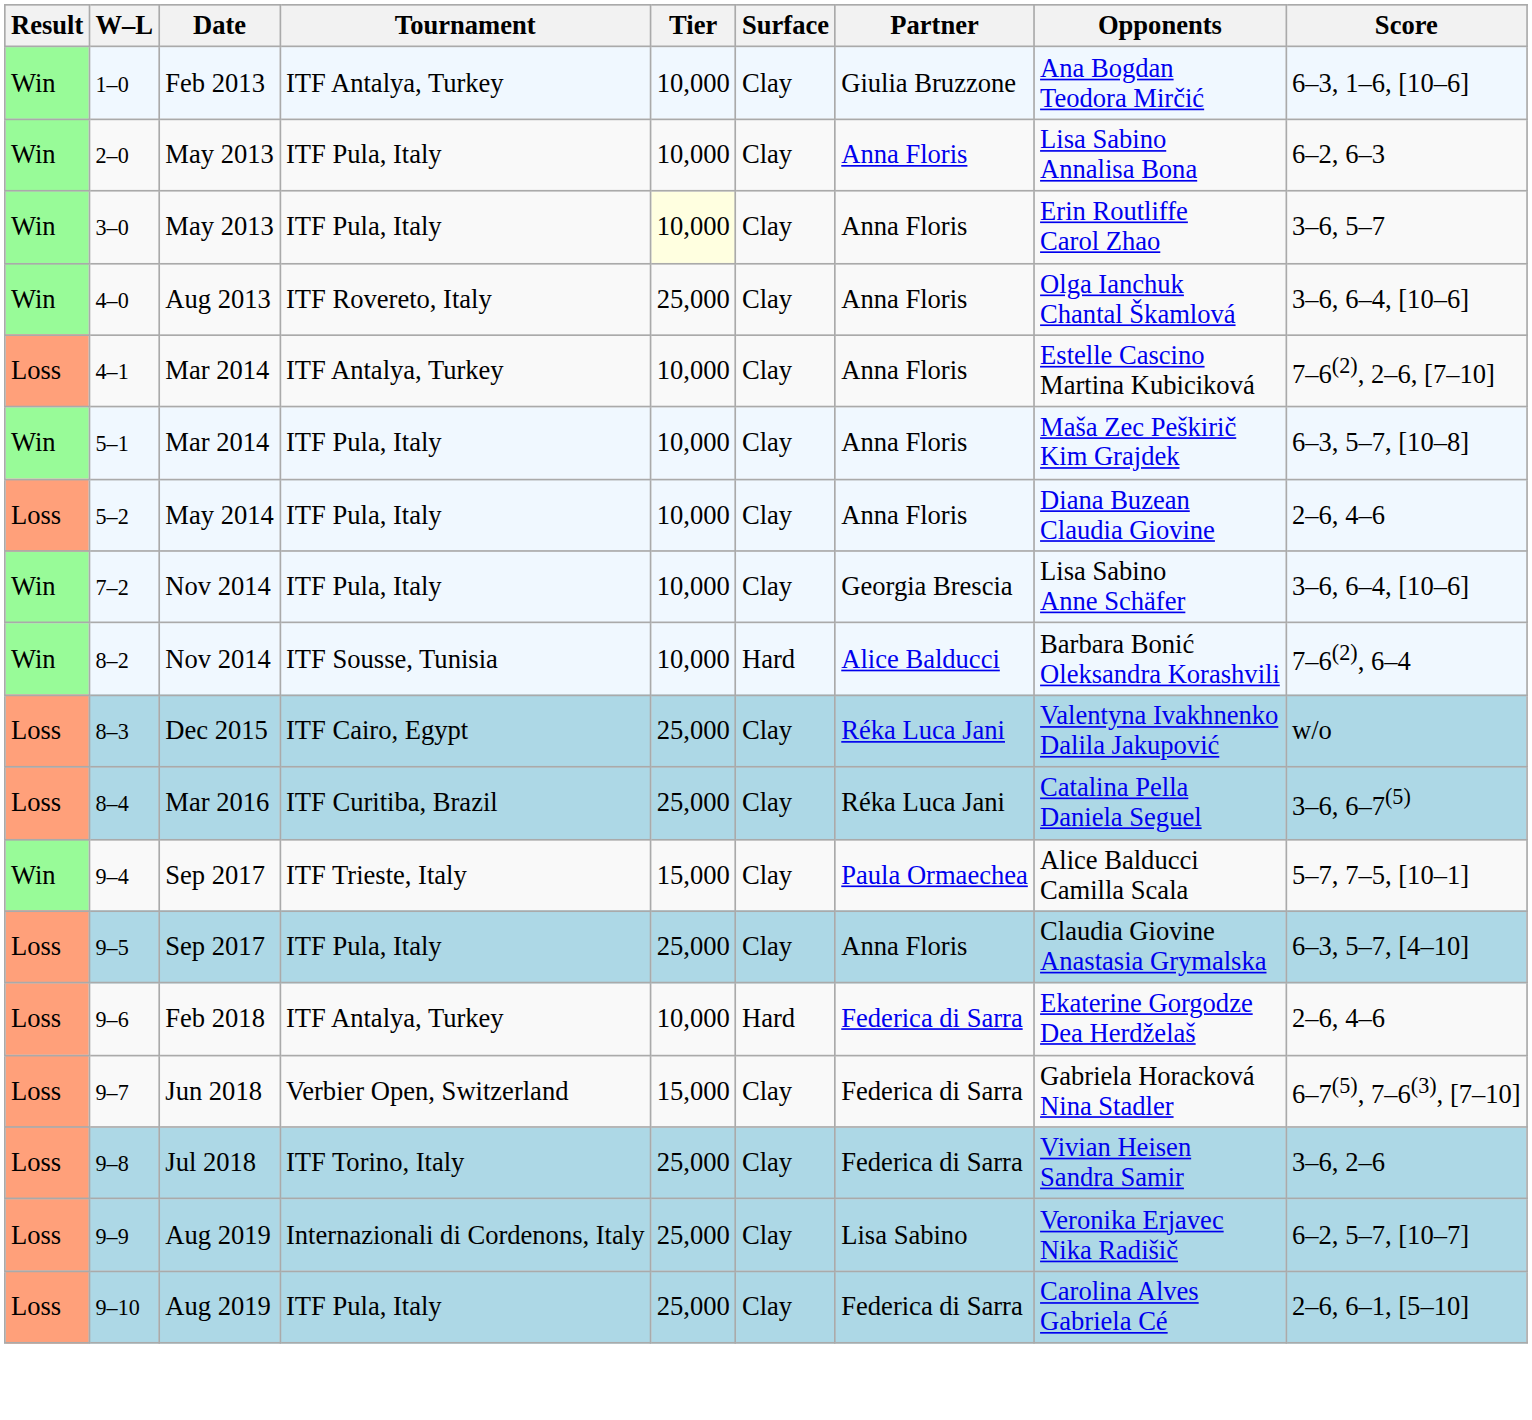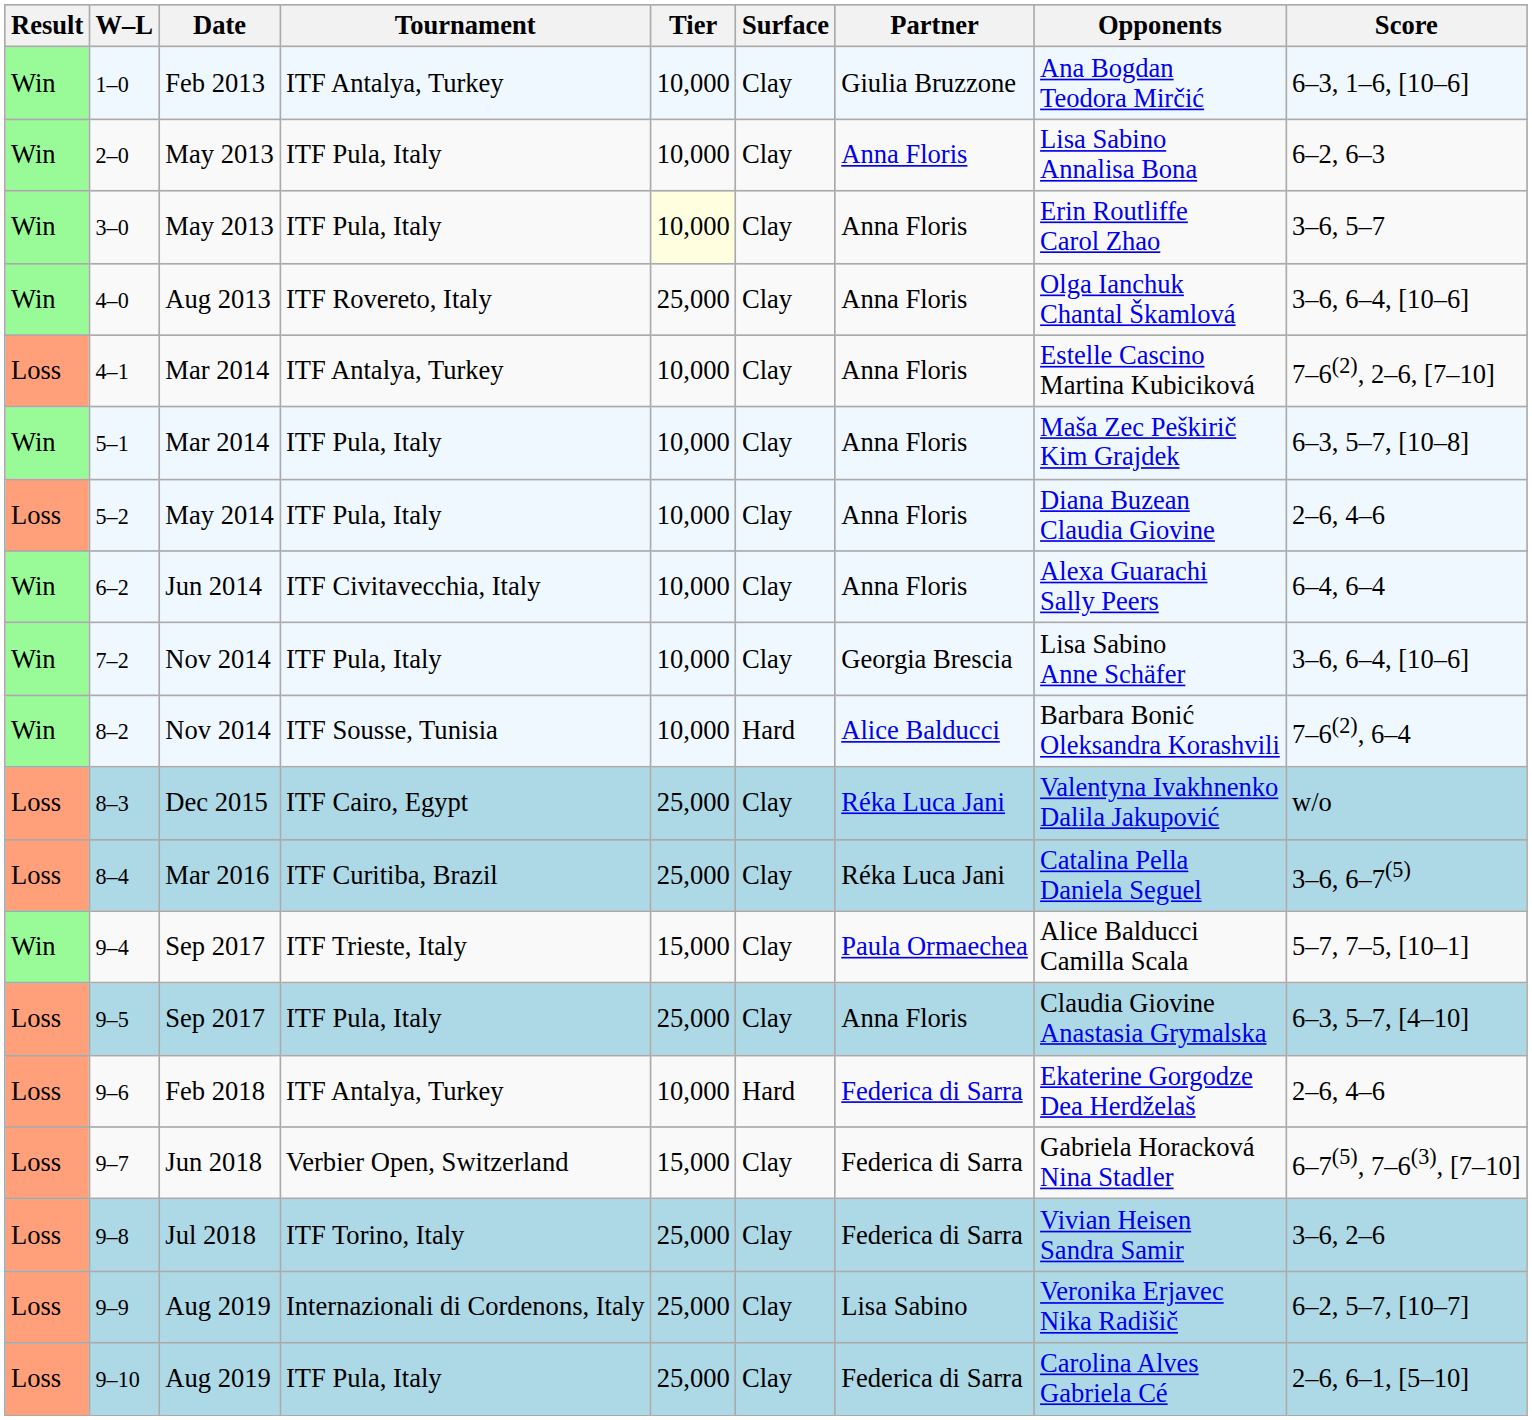+ row: (112, 588)
